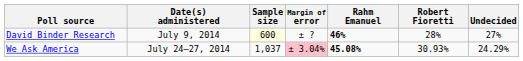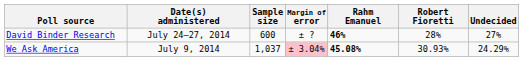(189, 35) July 9, 2014 -> (189, 35) July 24–27, 2014
(268, 35) lightyellow background -> (268, 35) no background
(189, 49) July 24–27, 2014 -> (189, 49) July 9, 2014
